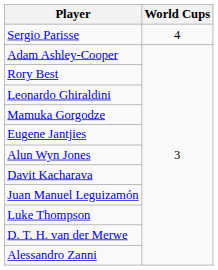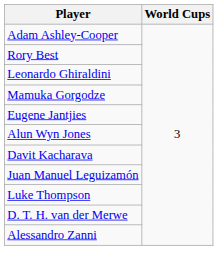- row: (43, 34)
